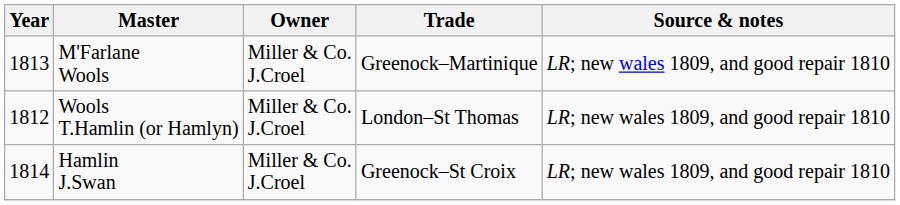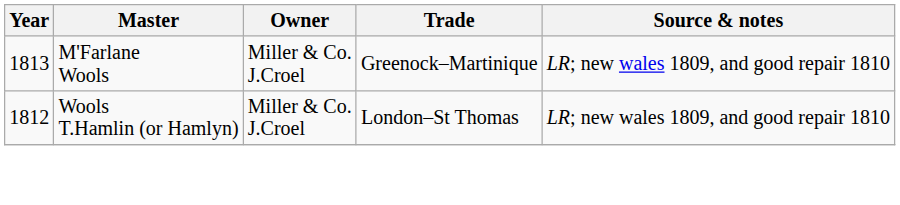- row: (88, 171)
